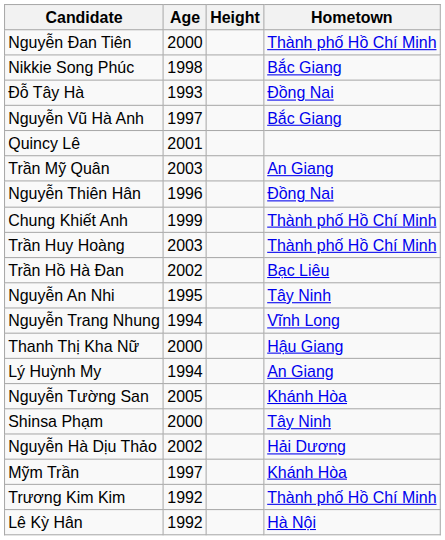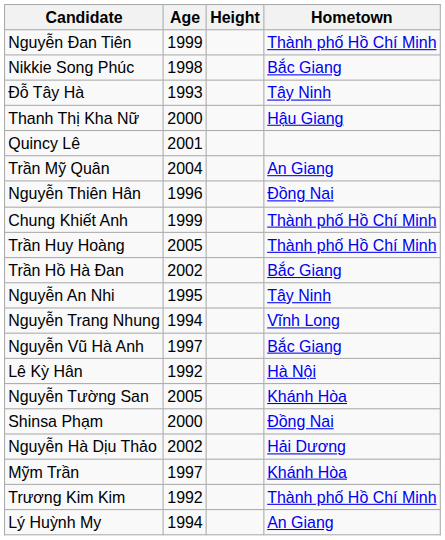(185, 43) 2000 -> (185, 43) 1999
(300, 93) Đồng Nai -> (299, 93) Tây Ninh
rows swapped: (76, 118) <-> (74, 346)
(185, 169) 2003 -> (185, 169) 2004
(185, 245) 2003 -> (185, 245) 2005
(298, 270) Bạc Liêu -> (304, 270) Bắc Giang
rows swapped: (45, 523) <-> (55, 371)
(299, 422) Tây Ninh -> (300, 422) Đồng Nai
